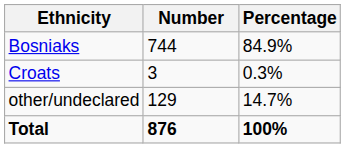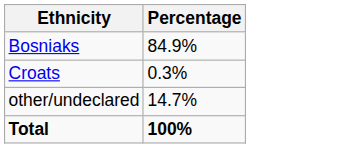- column: (191, 18)
